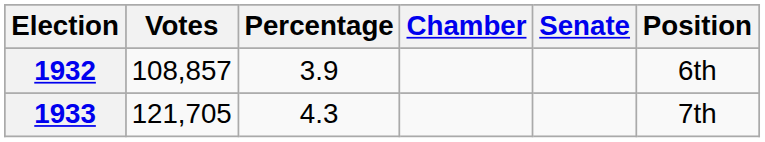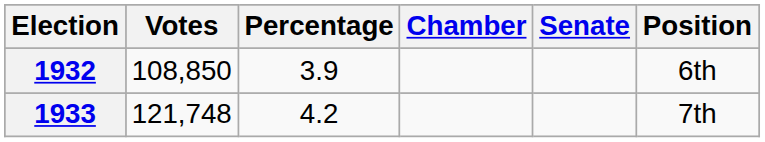(182, 70) 108,857 -> (182, 70) 108,850
(182, 114) 121,705 -> (182, 114) 121,748
(319, 114) 4.3 -> (319, 114) 4.2
